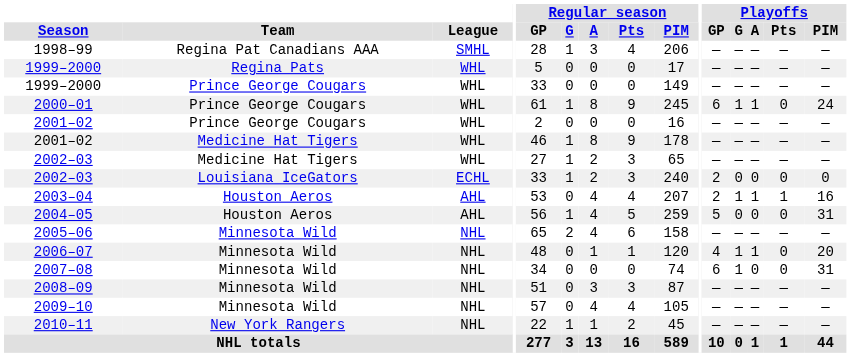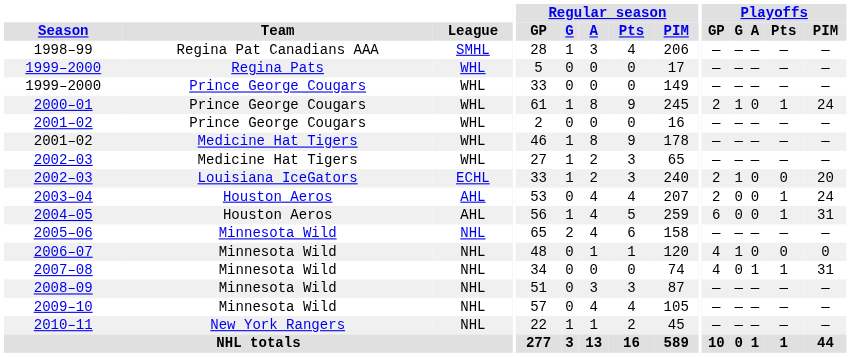(716, 105) 6 -> (716, 105) 2
(755, 105) 1 -> (755, 105) 0
(784, 105) 0 -> (784, 105) 1
(739, 178) 0 -> (739, 178) 1
(825, 178) 0 -> (826, 178) 20
(739, 197) 1 -> (739, 197) 0
(755, 197) 1 -> (755, 197) 0
(826, 197) 16 -> (826, 197) 24
(716, 215) 5 -> (716, 215) 6
(784, 215) 0 -> (784, 215) 1
(755, 252) 1 -> (755, 252) 0
(826, 252) 20 -> (825, 252) 0
(716, 270) 6 -> (716, 270) 4
(739, 270) 1 -> (739, 270) 0
(755, 270) 0 -> (755, 270) 1
(784, 270) 0 -> (784, 270) 1
